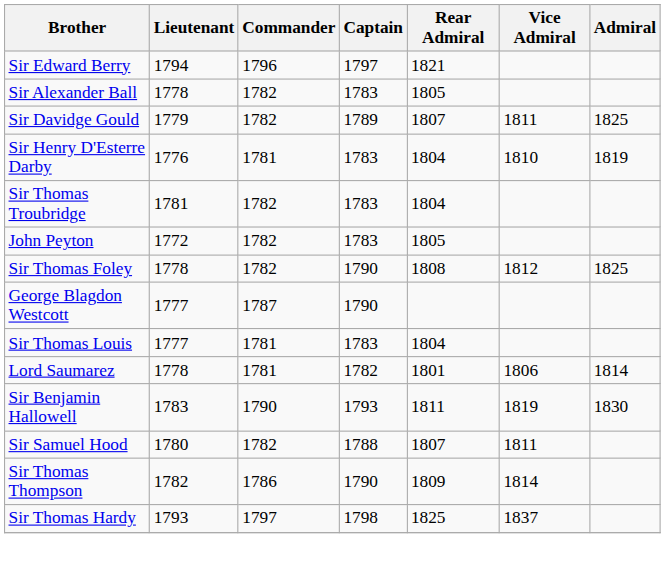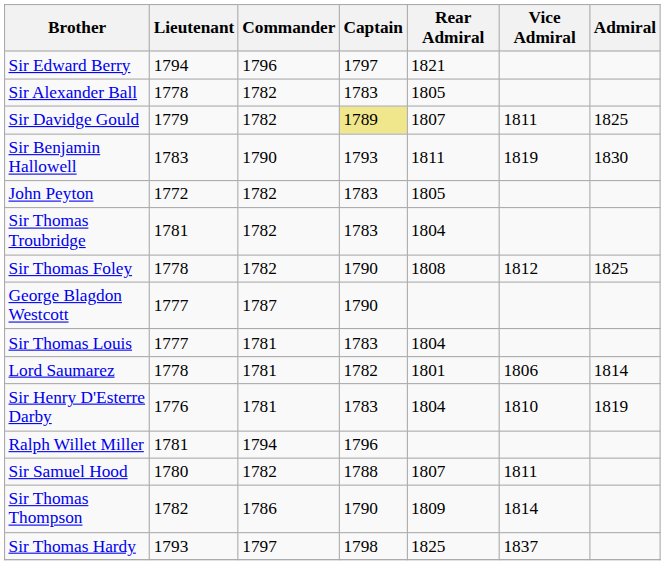(361, 119) no background -> (361, 119) khaki background
rows swapped: (77, 156) <-> (54, 407)
rows swapped: (48, 203) <-> (51, 240)
+ row: (76, 444)
